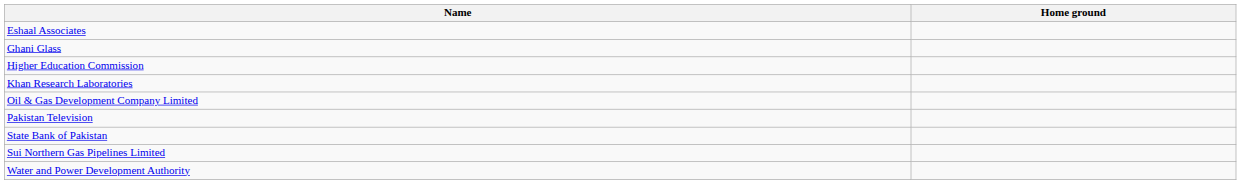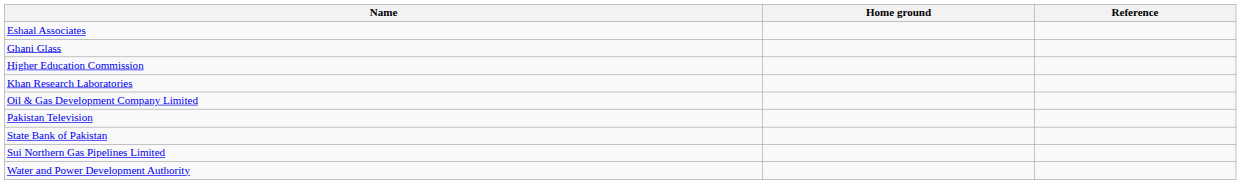+ column: (1135, 13)
